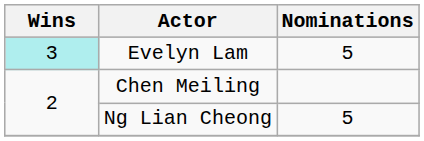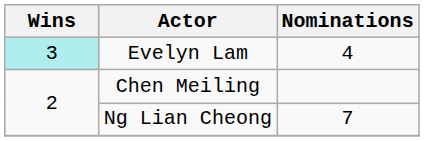(348, 54) 5 -> (348, 54) 4
(348, 119) 5 -> (348, 119) 7
